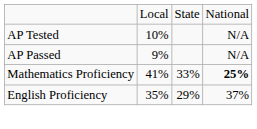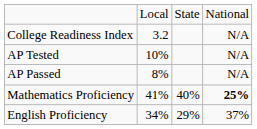+ row: (70, 34)
(160, 54) 9% -> (160, 74) 8%
(188, 74) 33% -> (188, 94) 40%
(157, 94) 35% -> (157, 114) 34%
